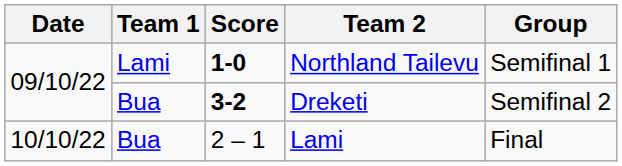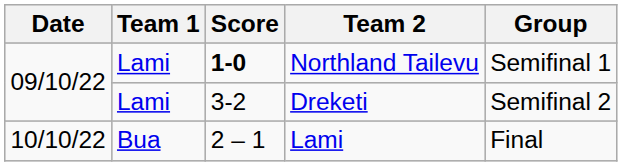(139, 101) Bua -> (144, 101) Lami
(229, 101) bold -> (229, 101) normal
